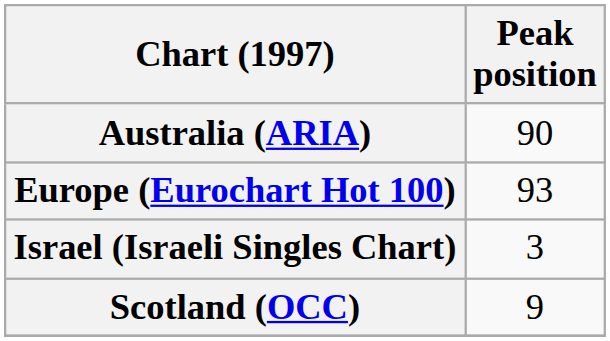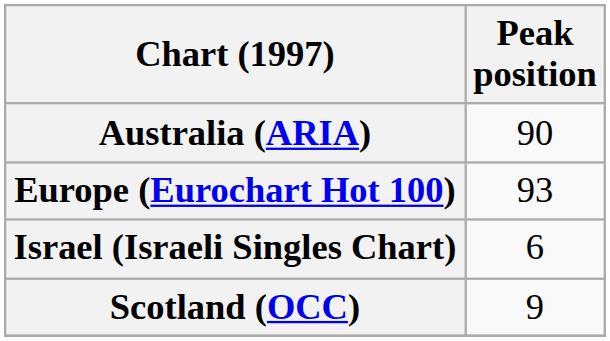(535, 248) 3 -> (535, 248) 6
